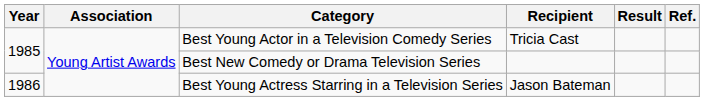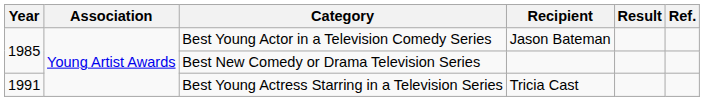(544, 39) Tricia Cast -> (560, 39) Jason Bateman
(24, 85) 1986 -> (24, 85) 1991
(560, 85) Jason Bateman -> (544, 85) Tricia Cast
